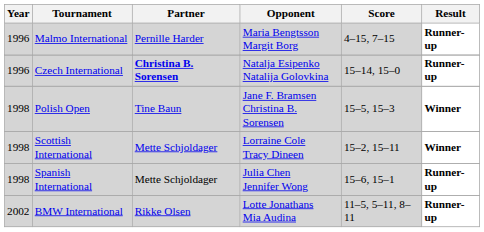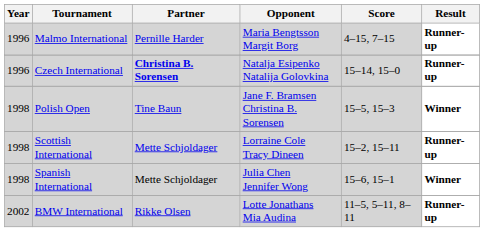(443, 147) Winner -> (444, 147) Runner-up
(444, 179) Runner-up -> (443, 179) Winner
